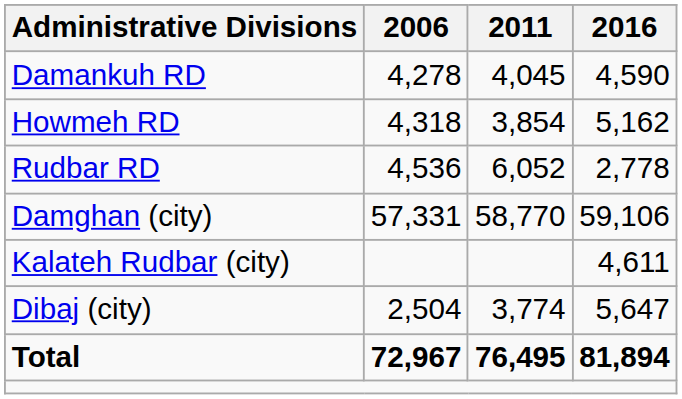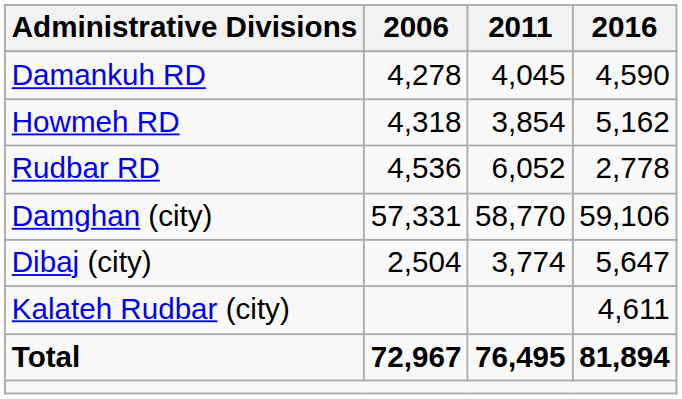rows swapped: (82, 309) <-> (151, 262)
